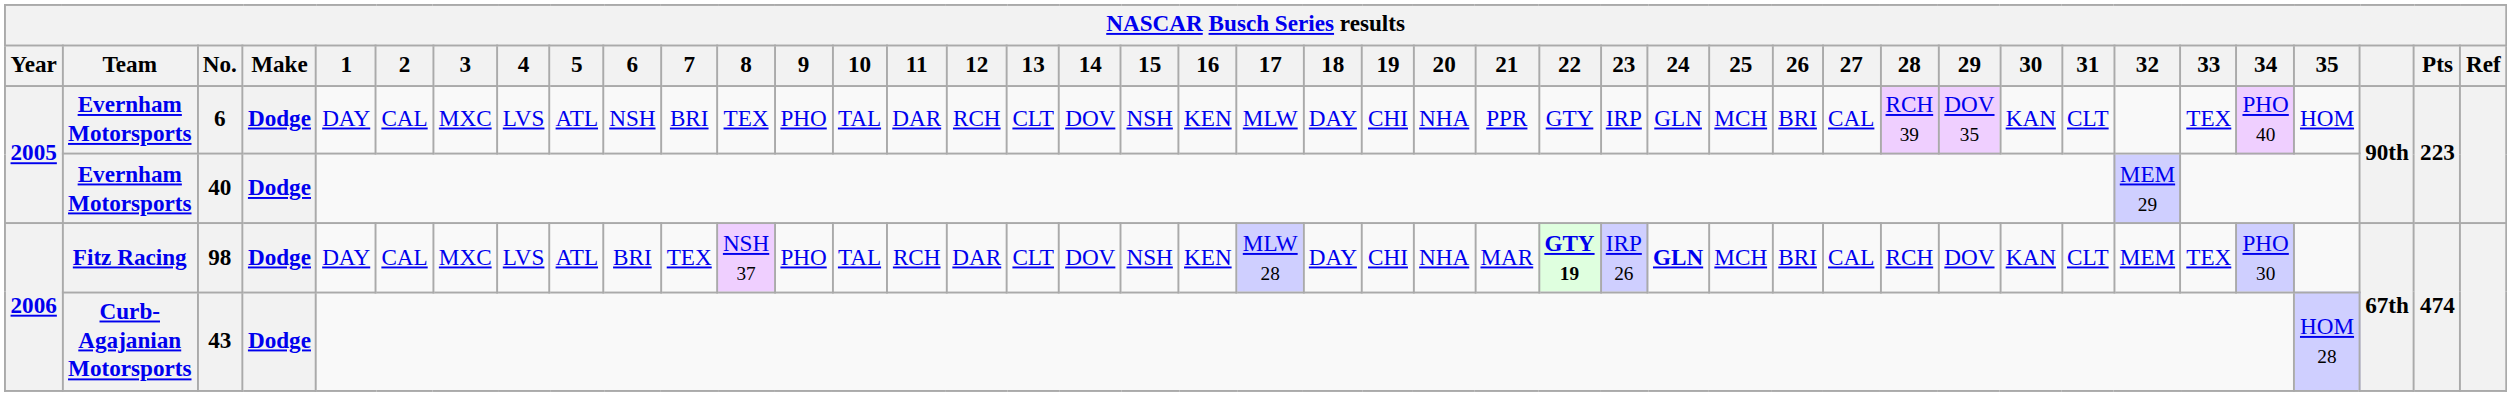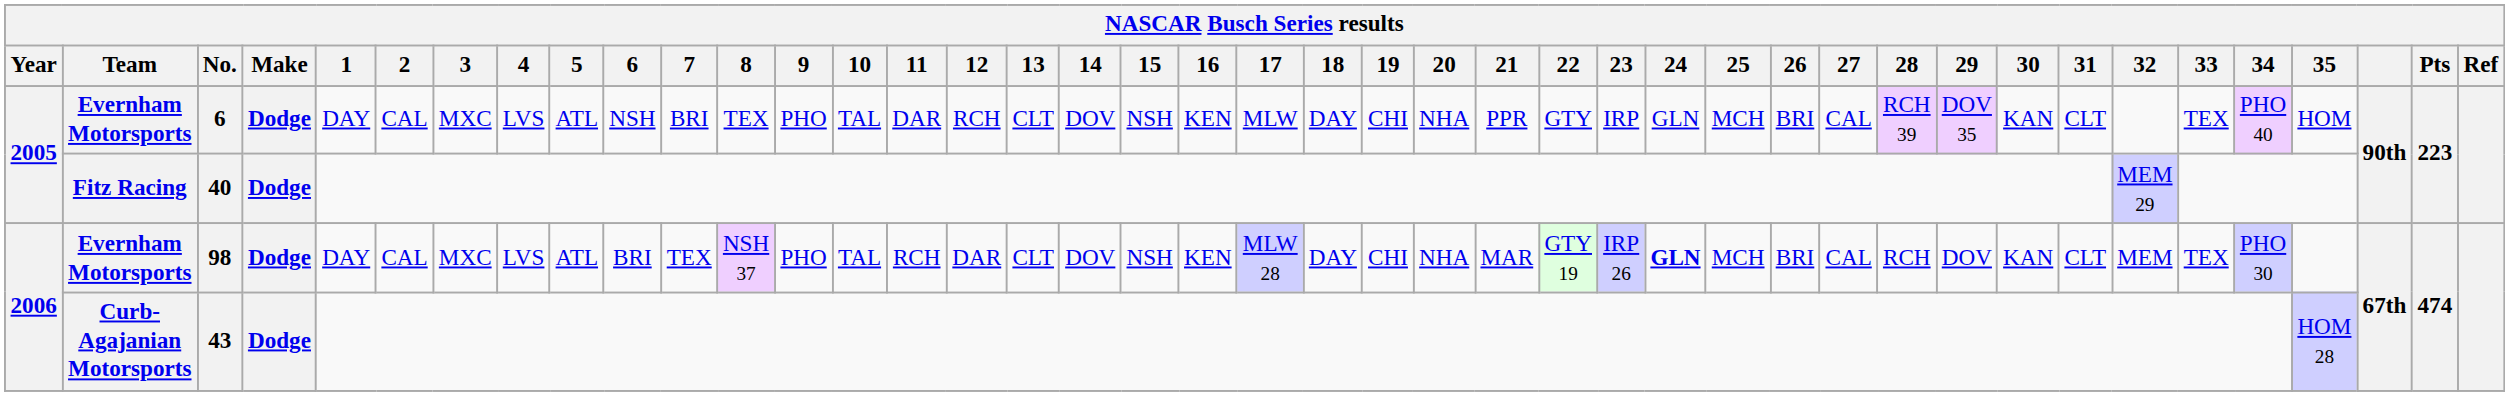(130, 188) Evernham Motorsports -> (130, 188) Fitz Racing
(130, 257) Fitz Racing -> (130, 257) Evernham Motorsports
(1569, 257) bold -> (1568, 256) normal
